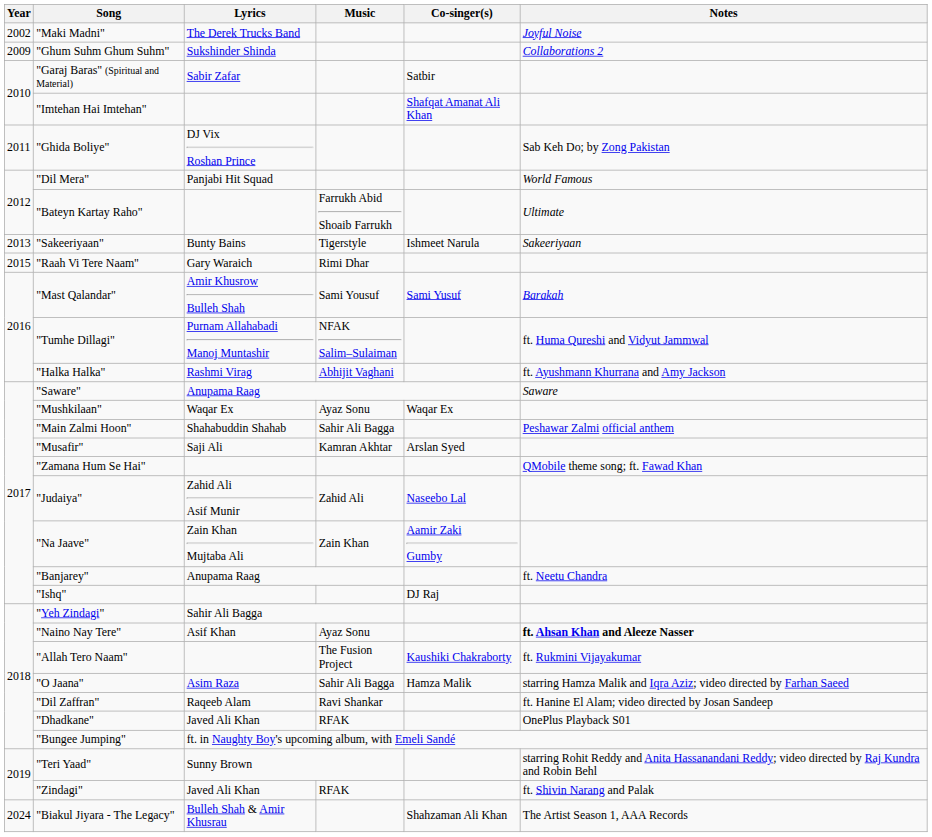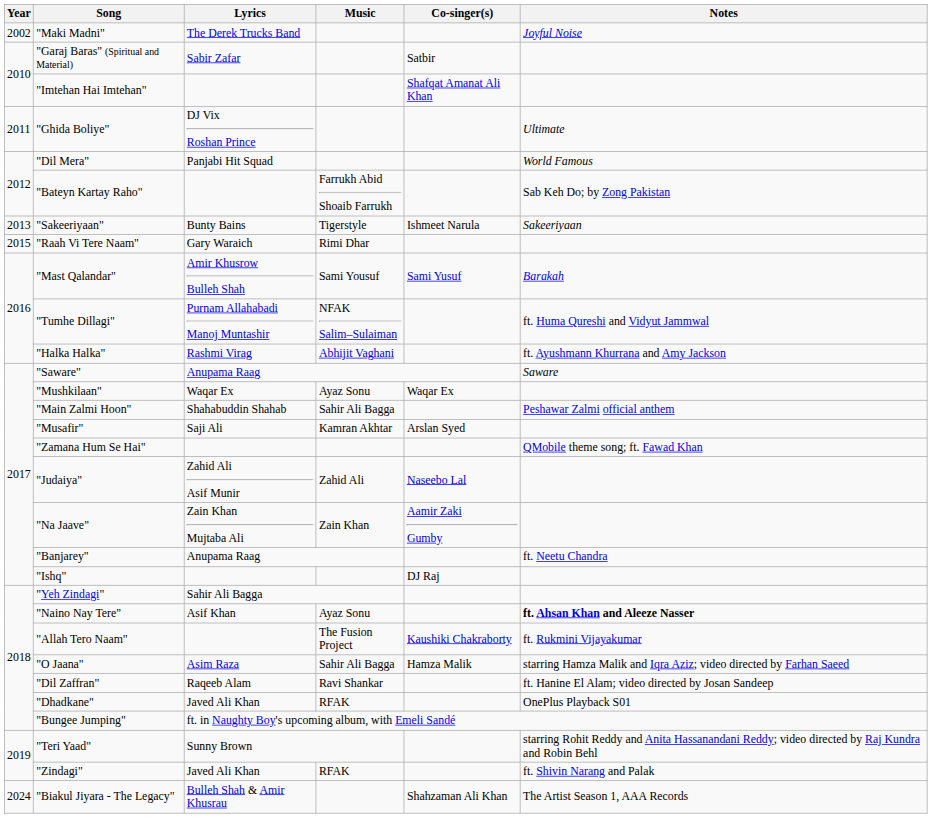- row: (103, 51)
(596, 147) Sab Keh Do; by Zong Pakistan -> (544, 128) Ultimate
(543, 211) Ultimate -> (597, 193) Sab Keh Do; by Zong Pakistan
